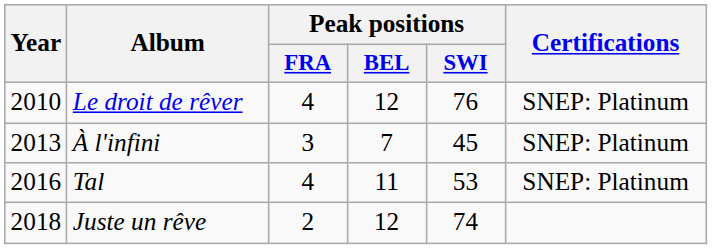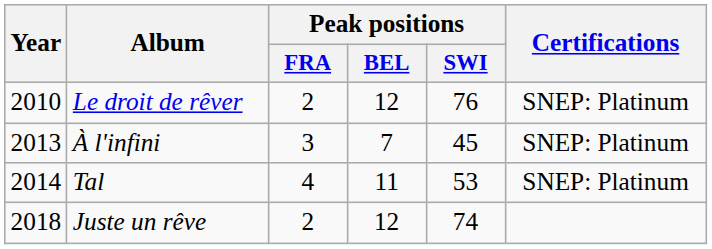(308, 102) 4 -> (308, 102) 2
(36, 182) 2016 -> (36, 182) 2014
